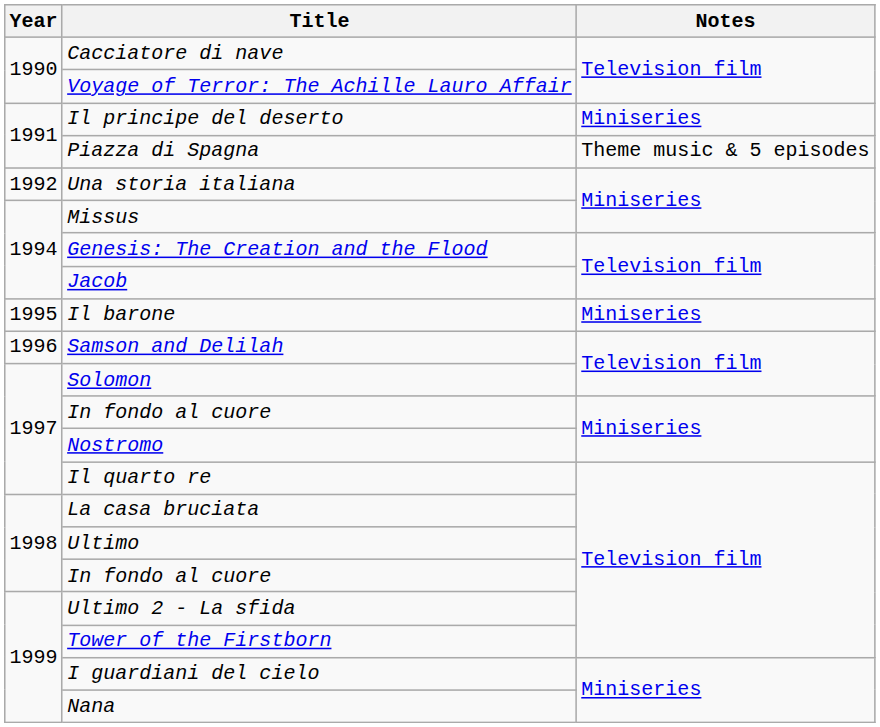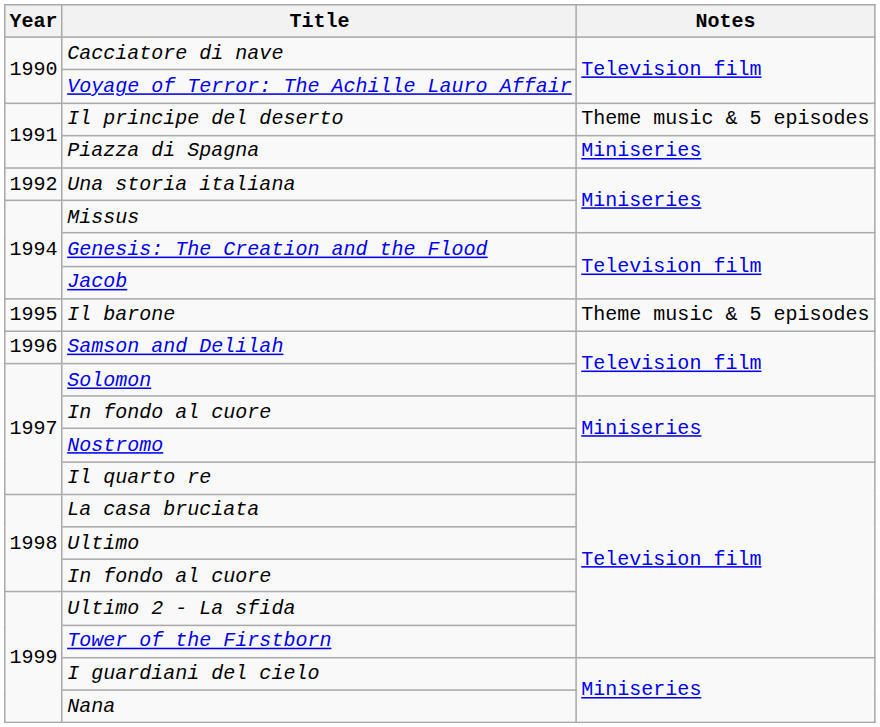(641, 119) Miniseries -> (725, 119) Theme music & 5 episodes
(725, 152) Theme music & 5 episodes -> (641, 152) Miniseries
(641, 315) Miniseries -> (725, 315) Theme music & 5 episodes
